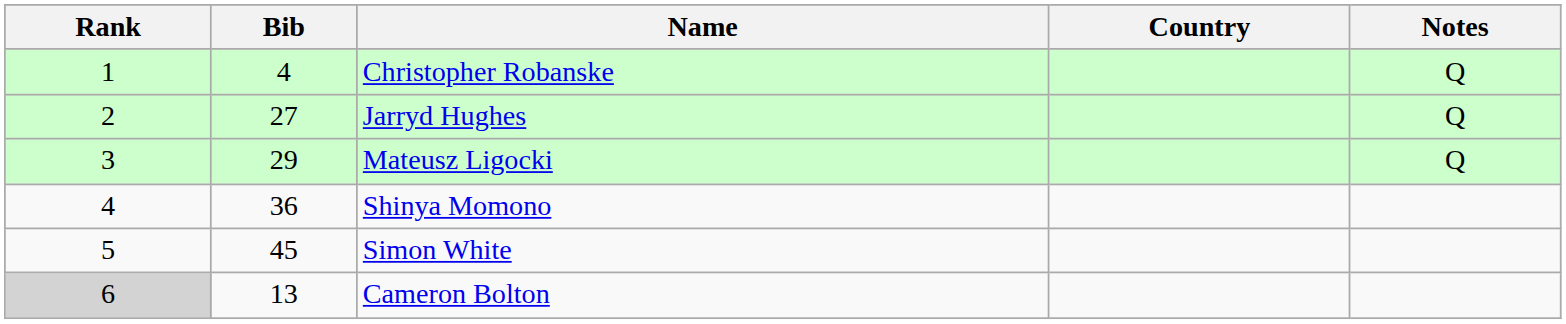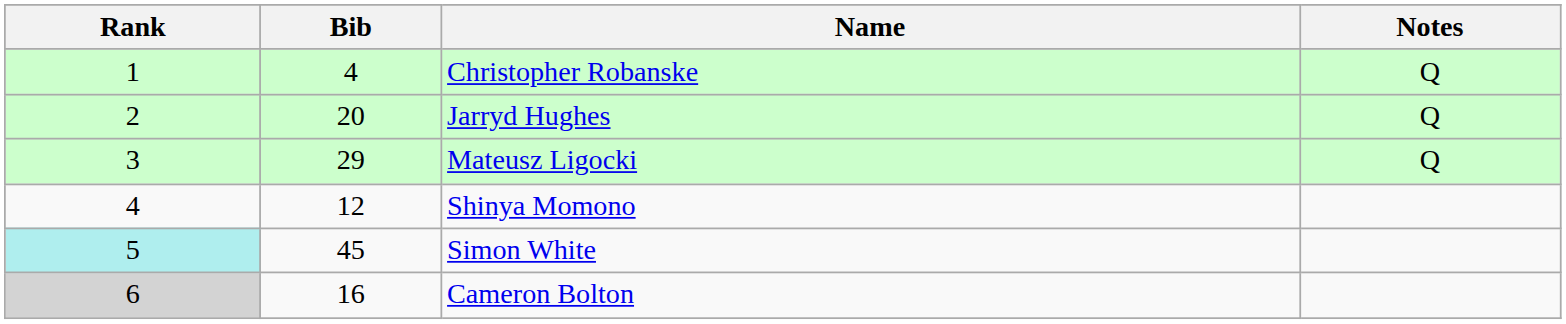- column: (1199, 26)
(284, 116) 27 -> (351, 116) 20
(284, 205) 36 -> (351, 205) 12
(108, 250) no background -> (133, 250) paleturquoise background
(284, 294) 13 -> (351, 294) 16
